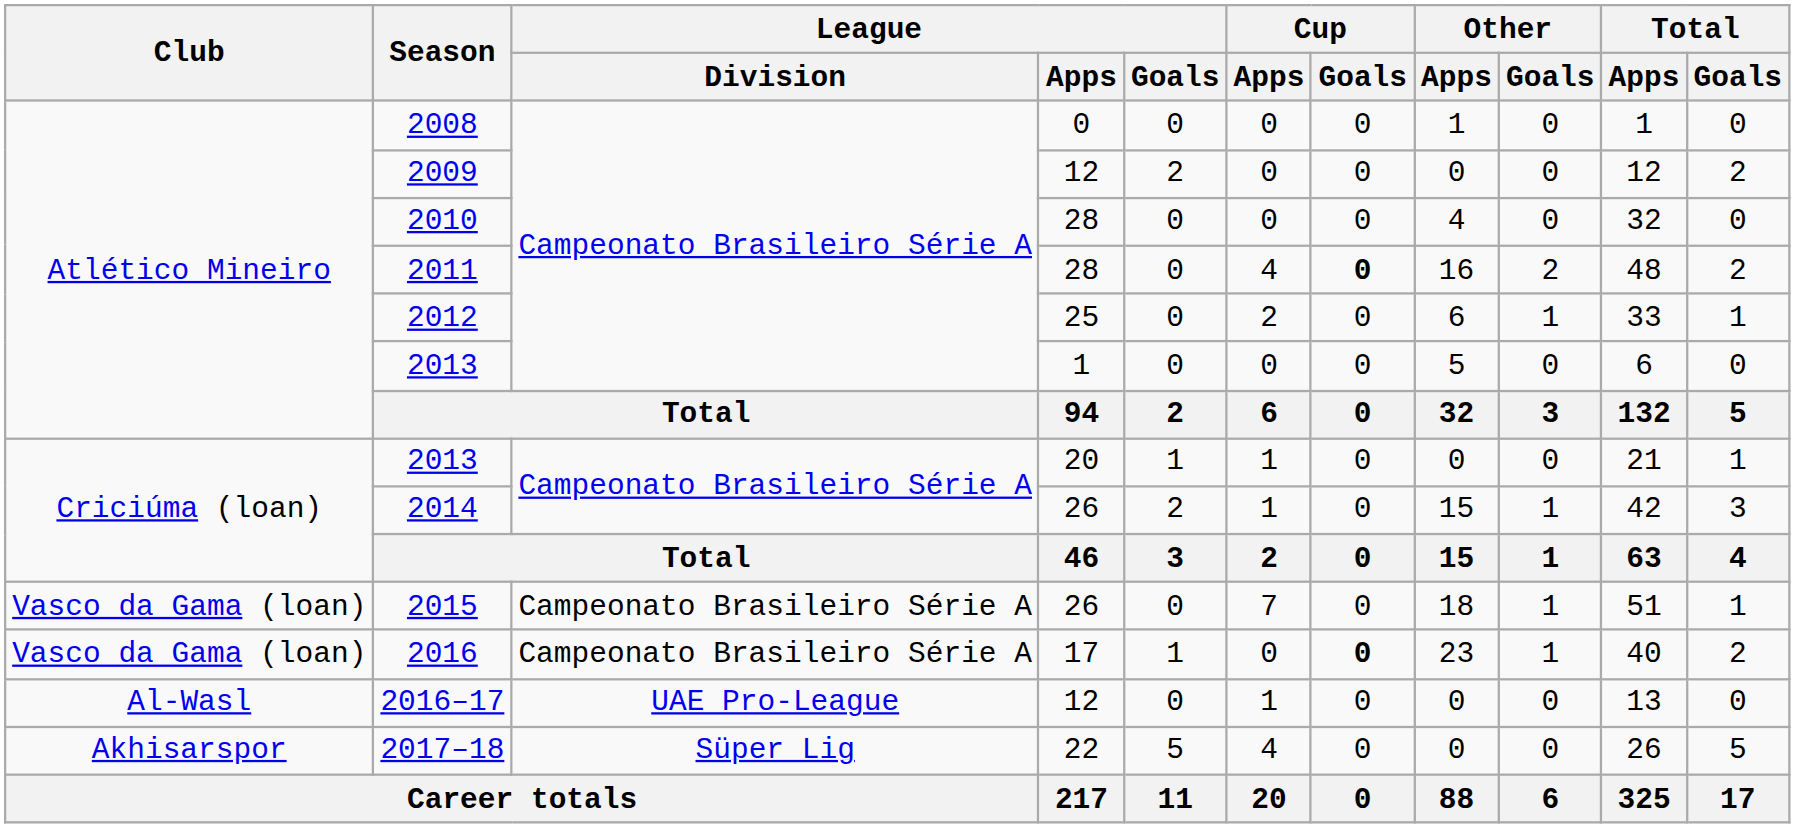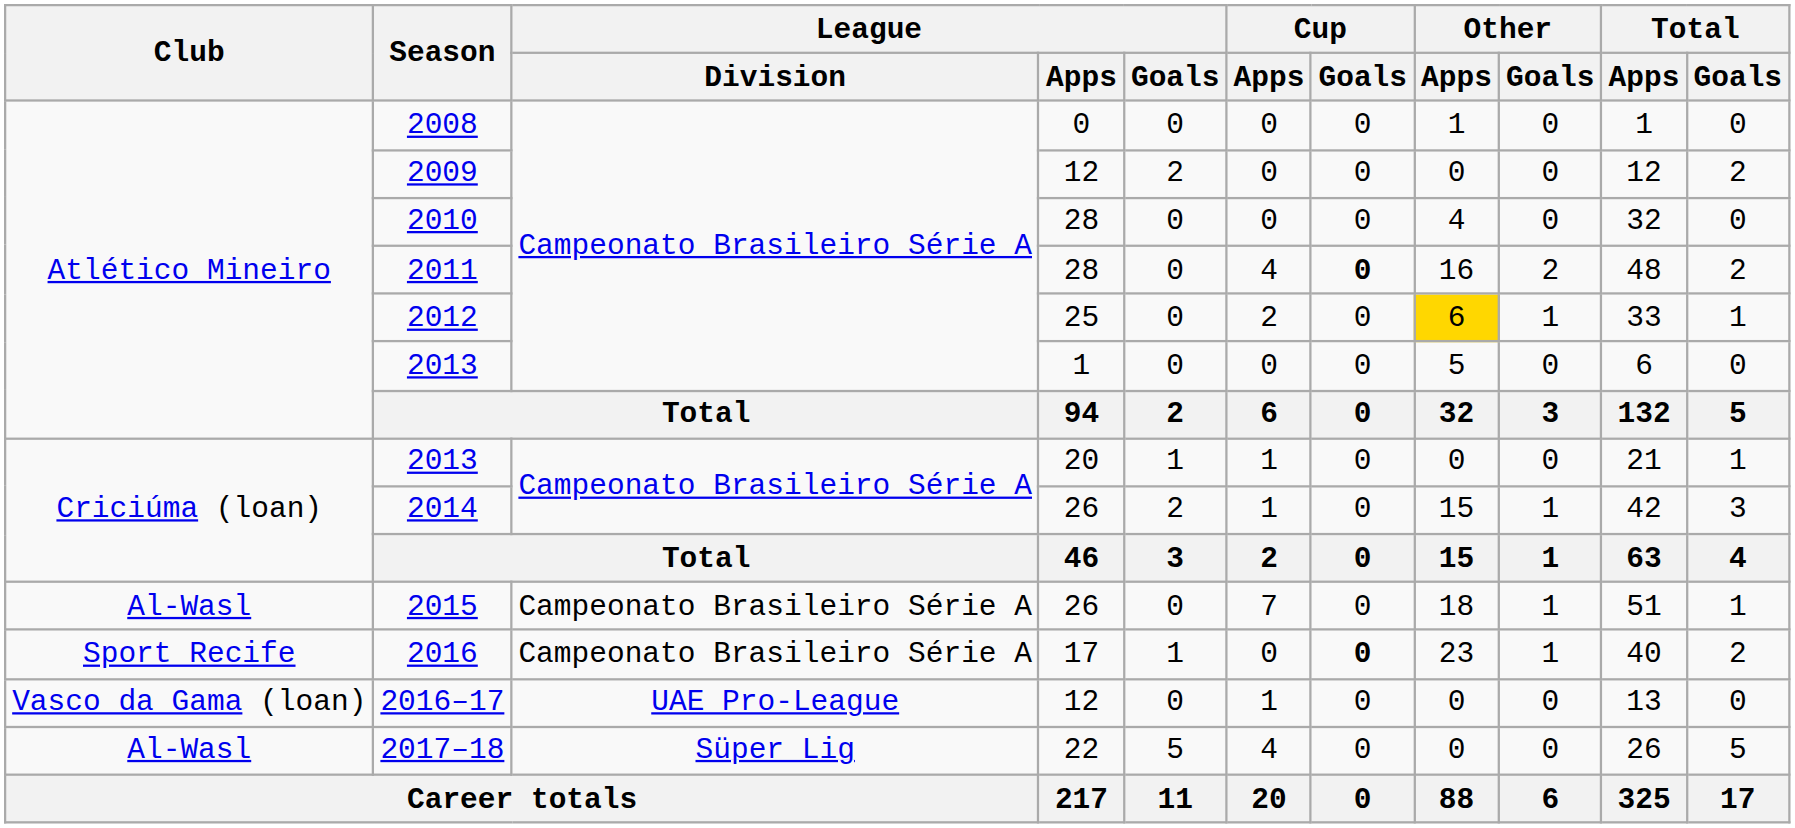(1457, 318) no background -> (1457, 318) gold background
(189, 606) Vasco da Gama (loan) -> (189, 606) Al-Wasl
(189, 654) Vasco da Gama (loan) -> (189, 654) Sport Recife
(189, 703) Al-Wasl -> (189, 703) Vasco da Gama (loan)
(189, 751) Akhisarspor -> (189, 751) Al-Wasl
